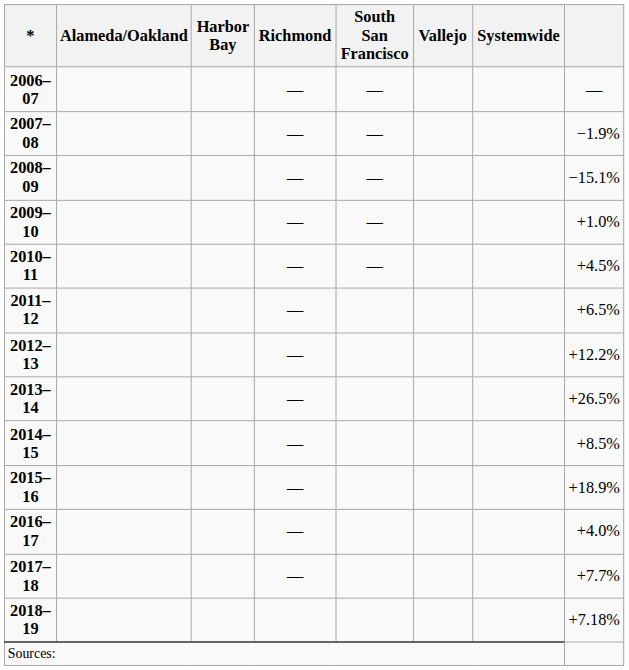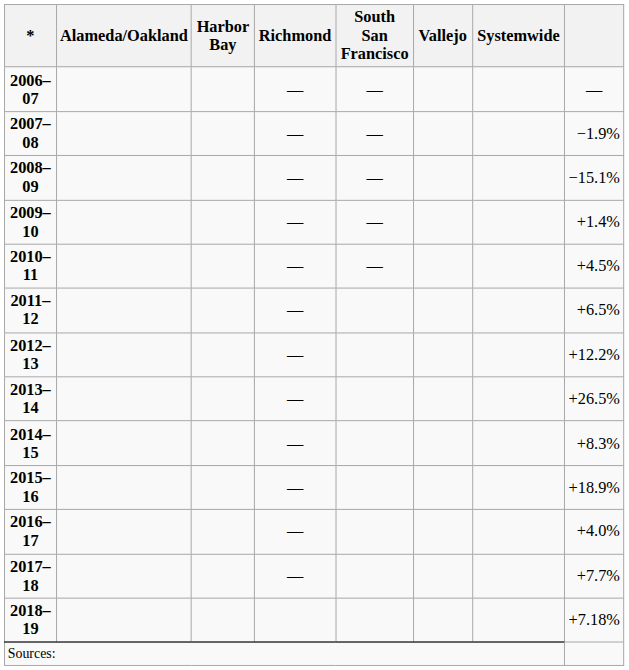(598, 221) +1.0% -> (598, 221) +1.4%
(598, 443) +8.5% -> (598, 443) +8.3%
